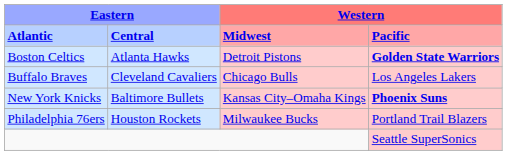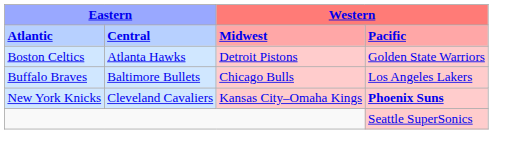(435, 56) bold -> (426, 56) normal
(164, 77) Cleveland Cavaliers -> (154, 77) Baltimore Bullets
(157, 98) Baltimore Bullets -> (160, 98) Cleveland Cavaliers
- row: (56, 118)
